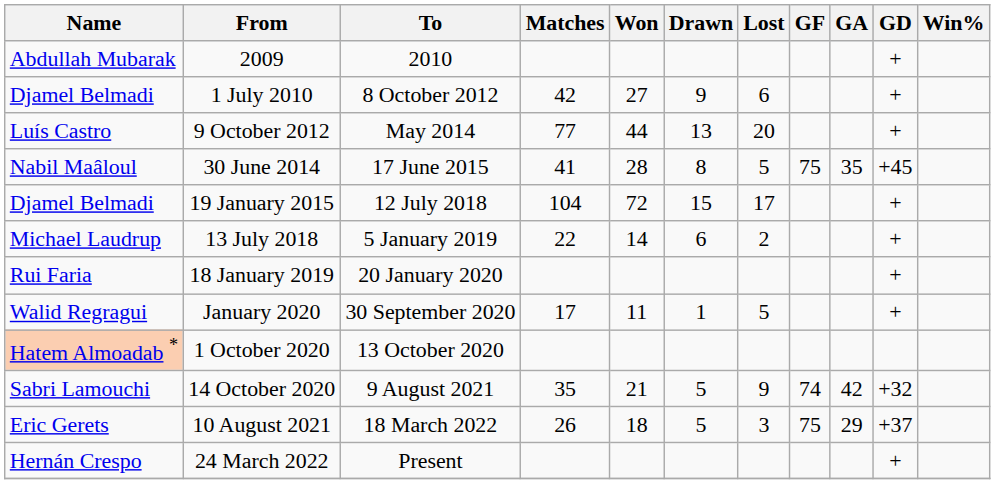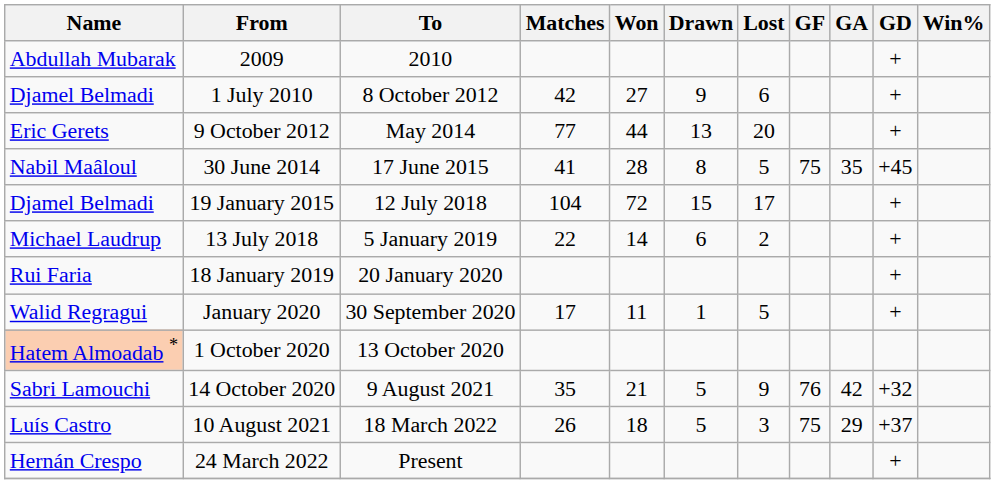(61, 131) Luís Castro -> (59, 131) Eric Gerets
(810, 388) 74 -> (810, 388) 76
(59, 424) Eric Gerets -> (61, 424) Luís Castro
